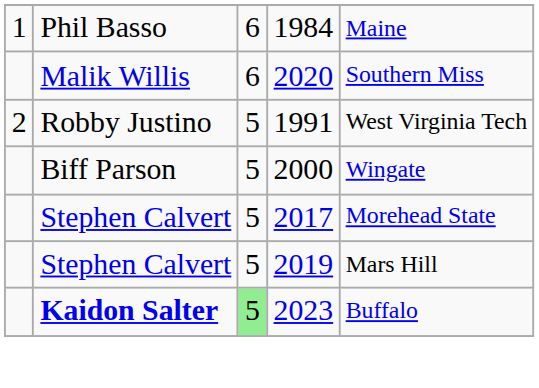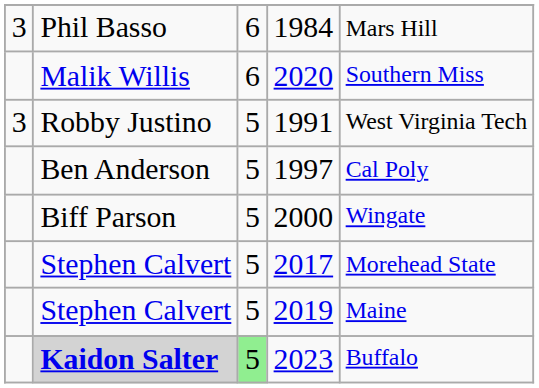(19, 28) 1 -> (19, 28) 3
(376, 28) Maine -> (392, 28) Mars Hill
(19, 122) 2 -> (19, 122) 3
+ row: (303, 169)
(392, 264) Mars Hill -> (376, 311) Maine
(129, 311) no background -> (129, 358) lightgrey background
